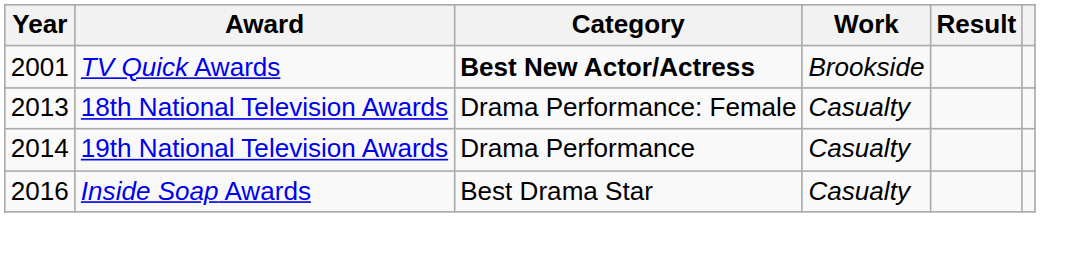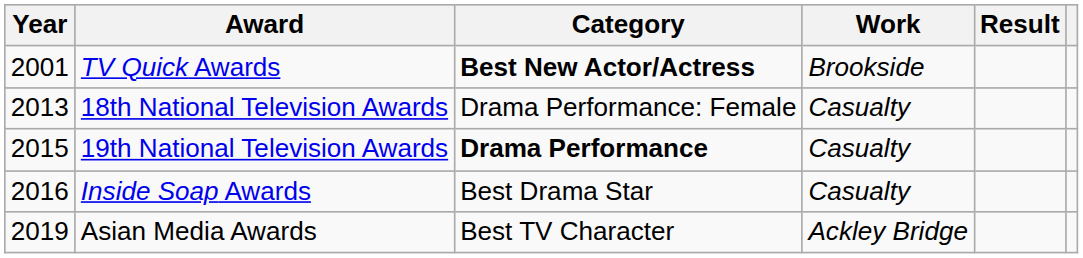(40, 149) 2014 -> (40, 149) 2015
(578, 149) normal -> (584, 149) bold
+ row: (199, 231)
